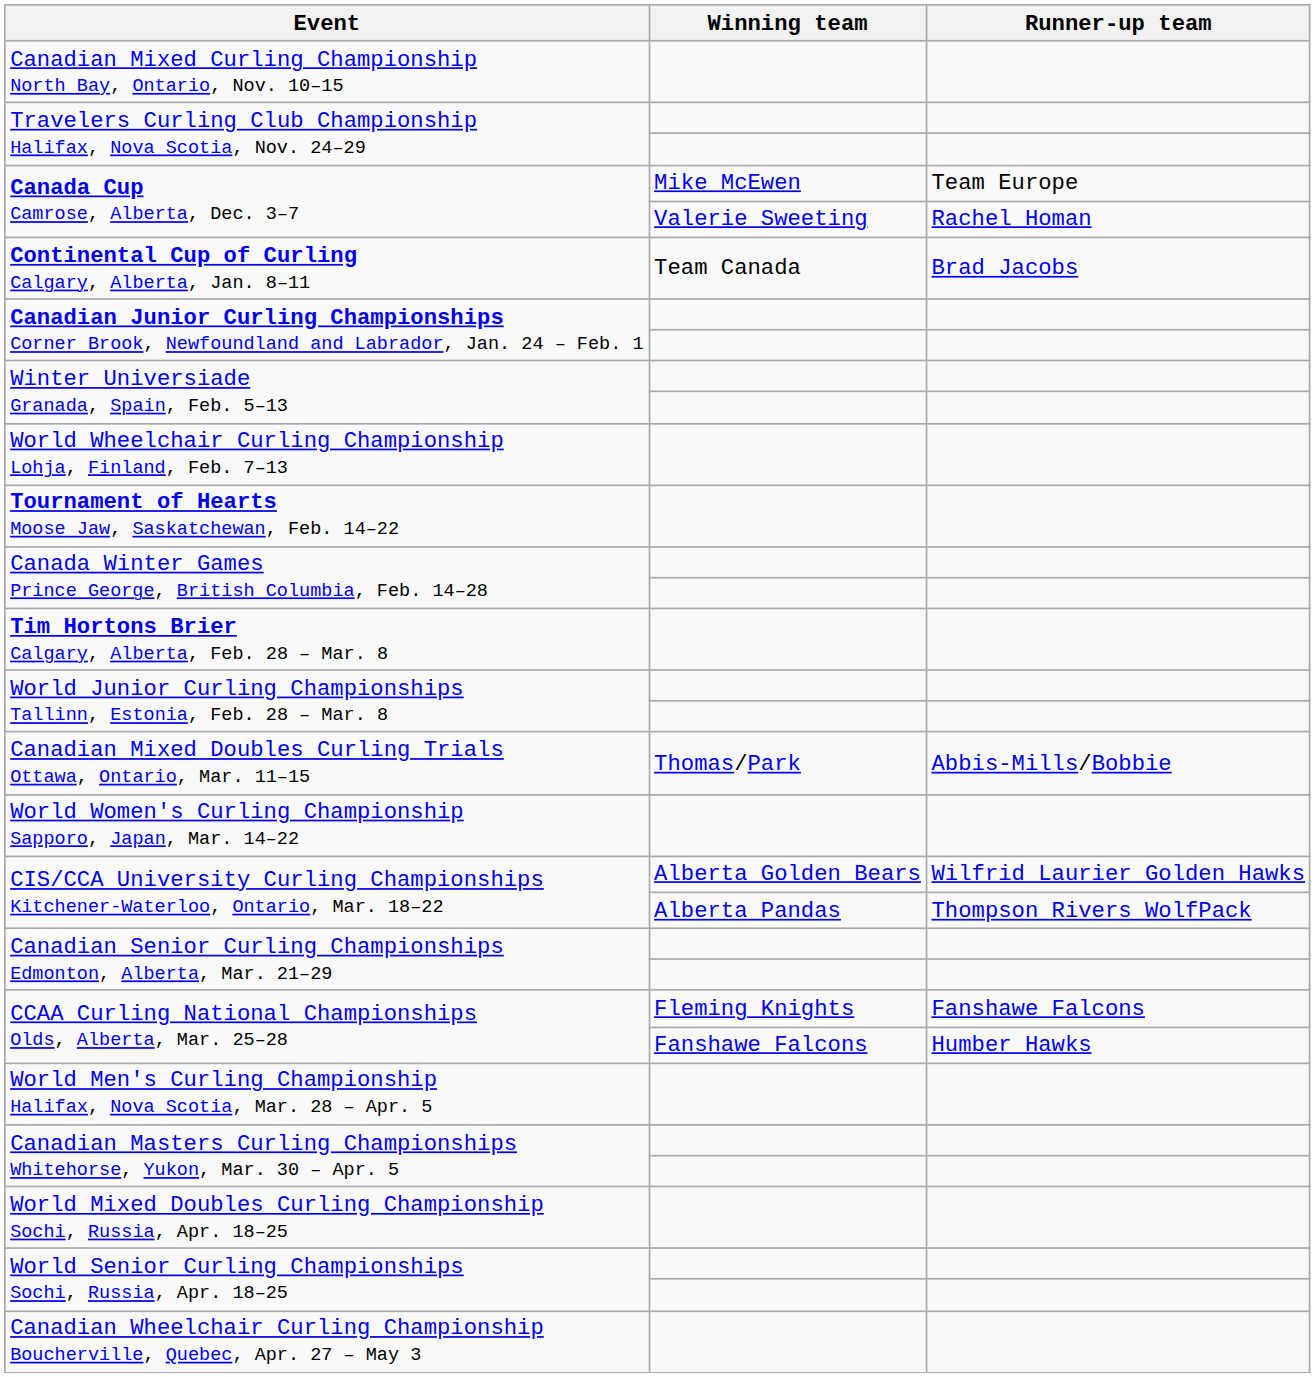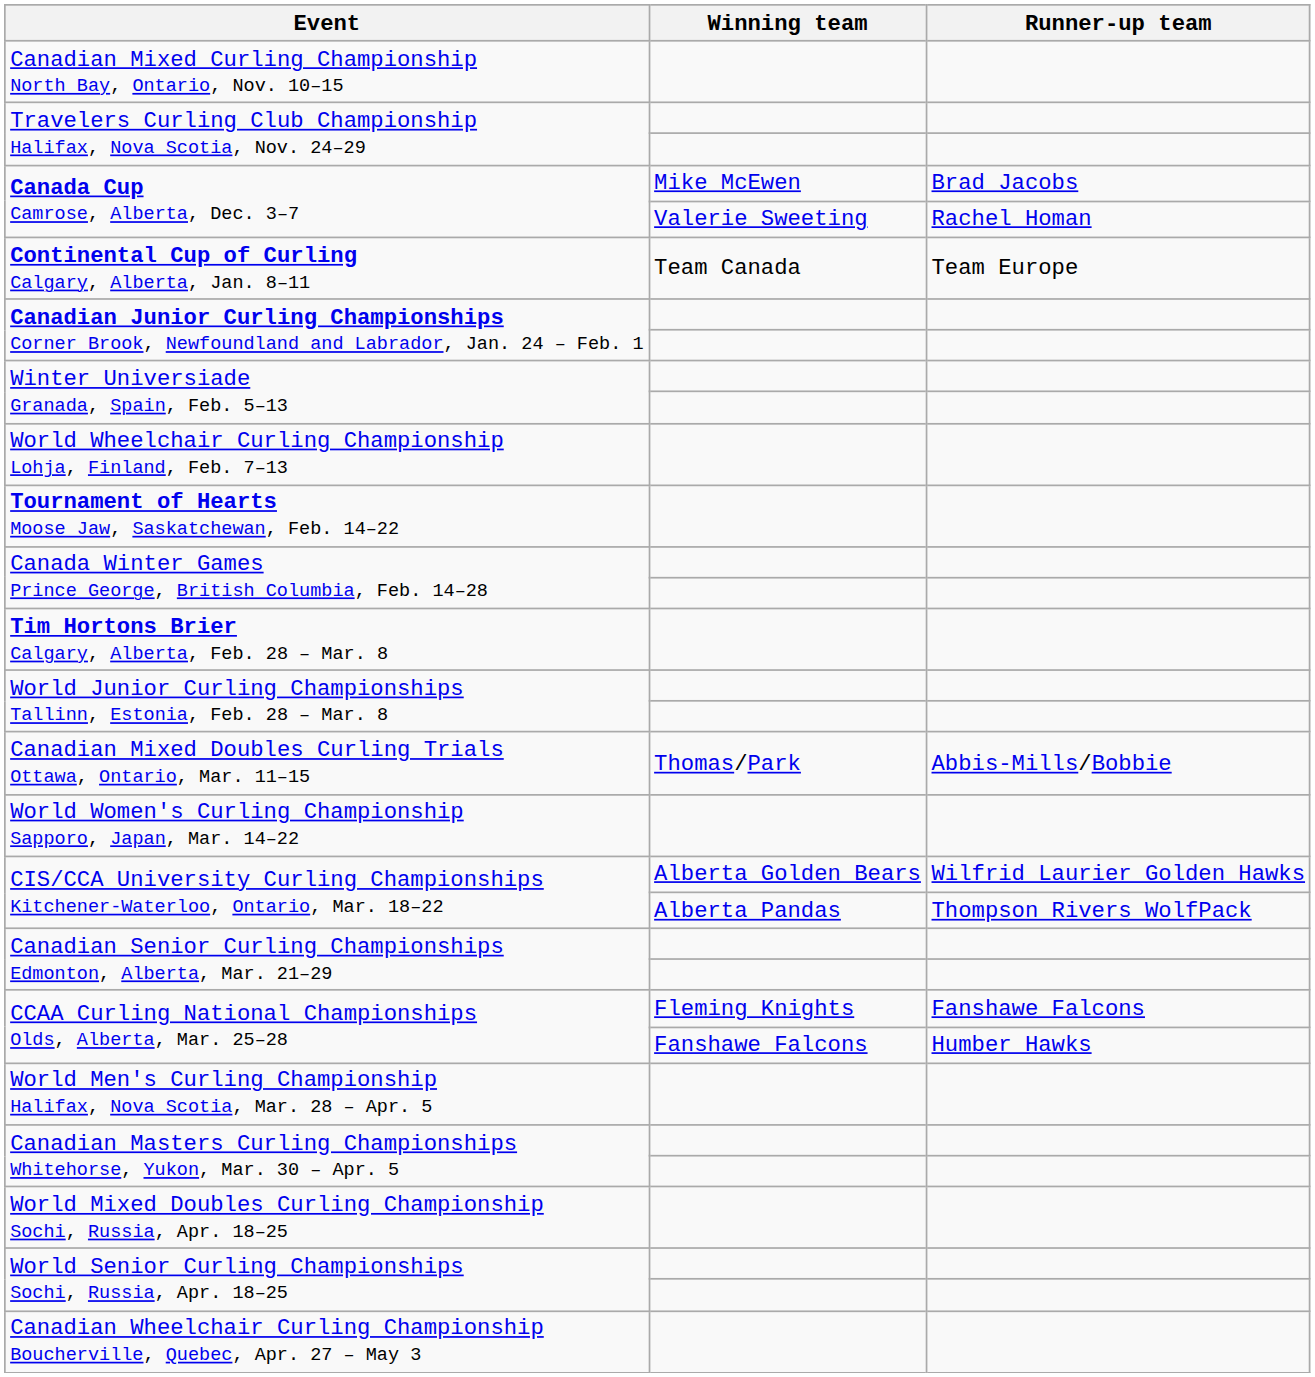(1005, 183) Team Europe -> (1005, 183) Brad Jacobs
(1005, 268) Brad Jacobs -> (1005, 268) Team Europe
